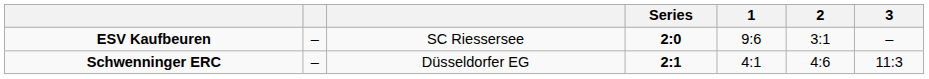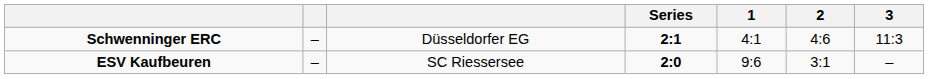rows swapped: (154, 62) <-> (154, 39)
